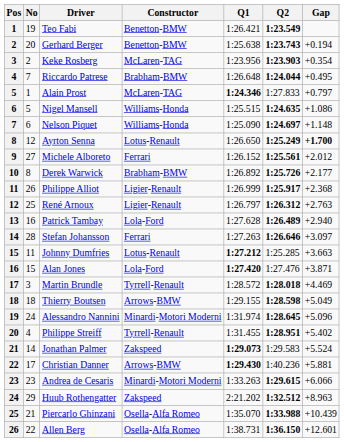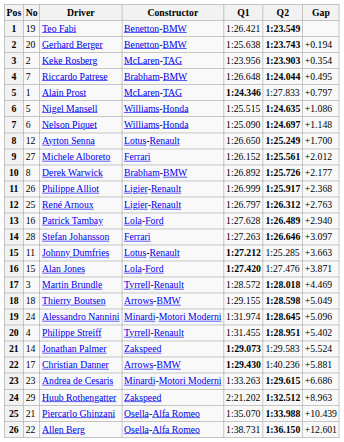(318, 141) bold -> (318, 141) normal
(318, 381) +6.066 -> (318, 381) +6.686
